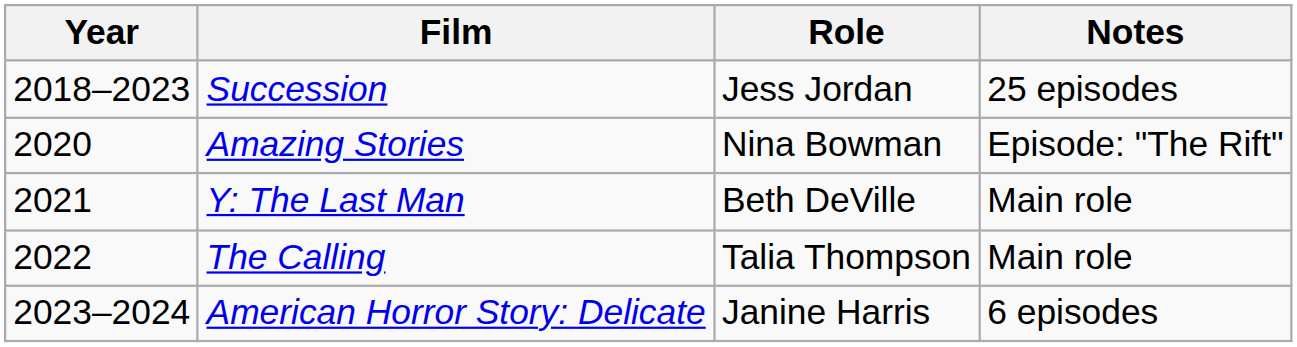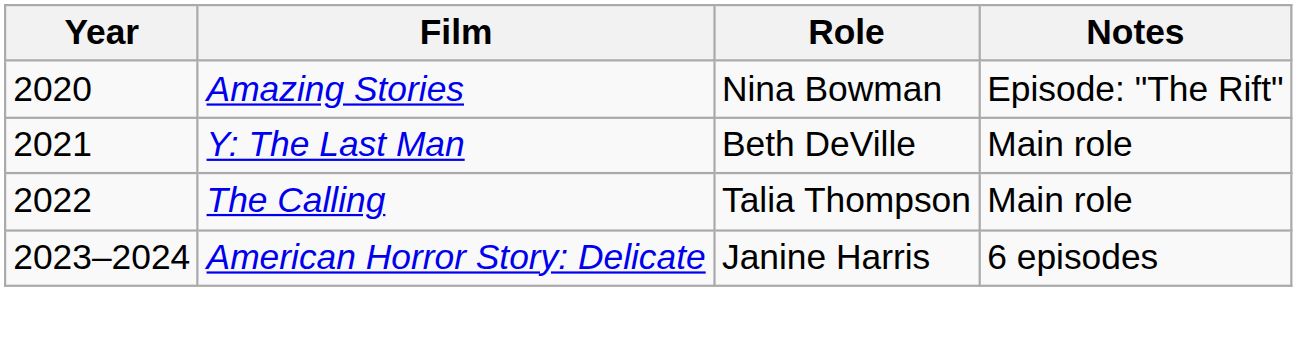- row: (297, 88)
